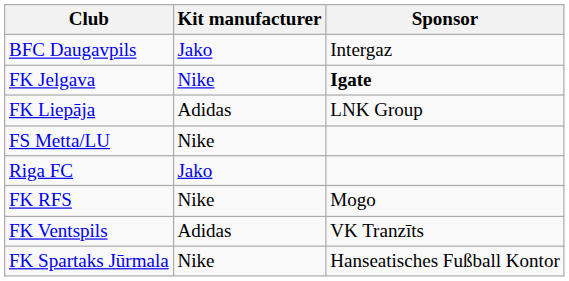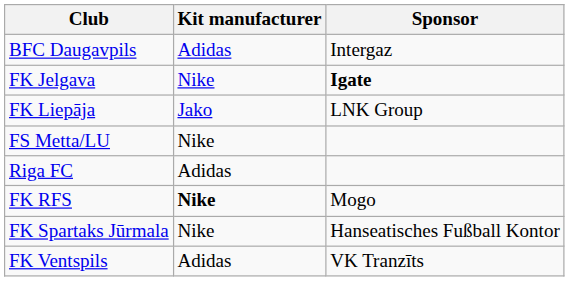(195, 49) Jako -> (204, 49) Adidas
(204, 110) Adidas -> (195, 110) Jako
(195, 170) Jako -> (204, 170) Adidas
(196, 200) normal -> (197, 200) bold
rows swapped: (89, 261) <-> (58, 230)
